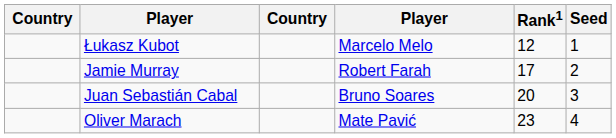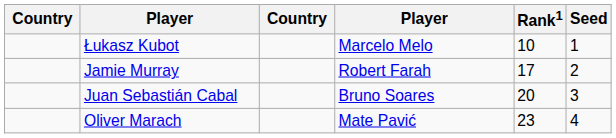(526, 46) 12 -> (526, 46) 10
